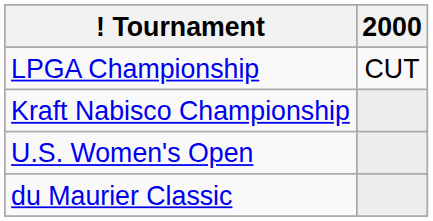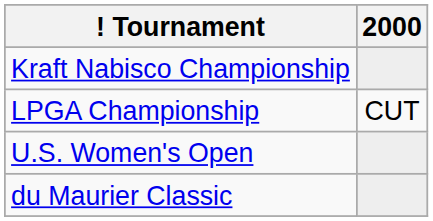rows swapped: (180, 111) <-> (135, 69)
